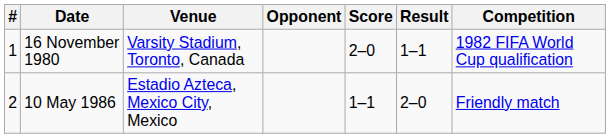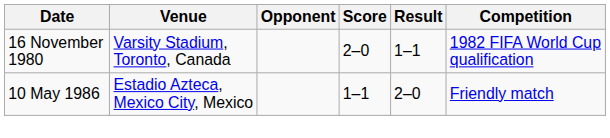- column: (13, 17)
